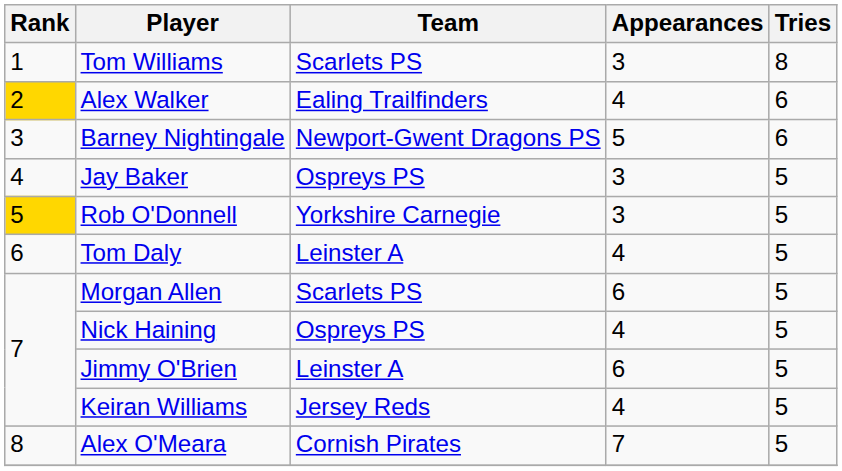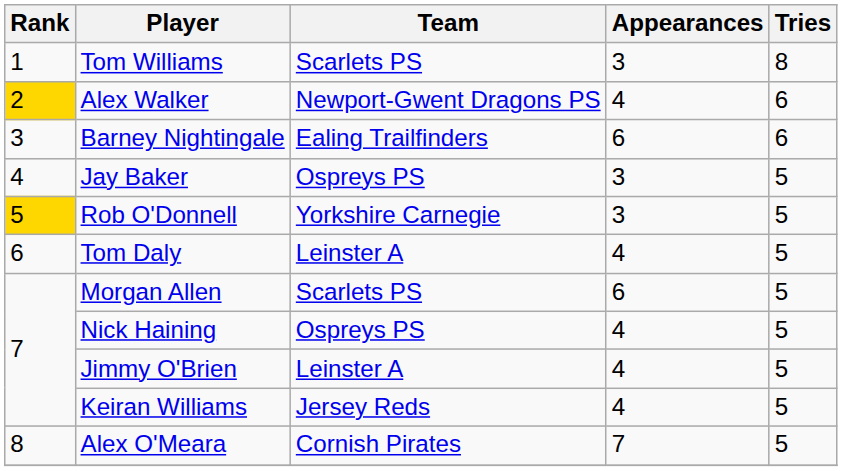(392, 100) Ealing Trailfinders -> (448, 100) Newport-Gwent Dragons PS
(448, 138) Newport-Gwent Dragons PS -> (392, 138) Ealing Trailfinders
(618, 138) 5 -> (618, 138) 6
(618, 368) 6 -> (618, 368) 4
